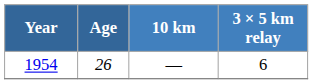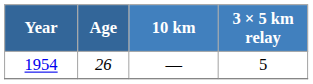(263, 65) 6 -> (263, 65) 5
